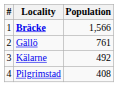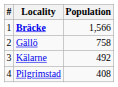(104, 43) 761 -> (104, 43) 758
